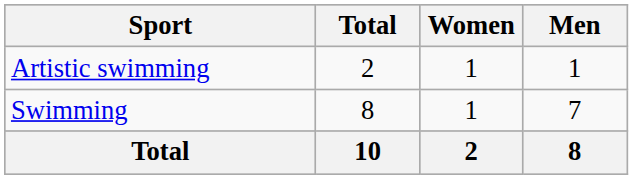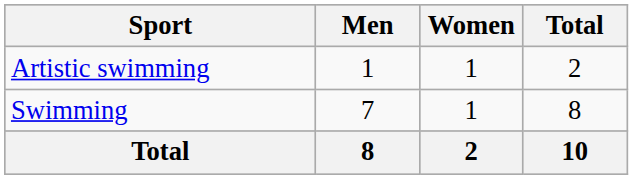columns swapped: (575, 25) <-> (368, 25)
